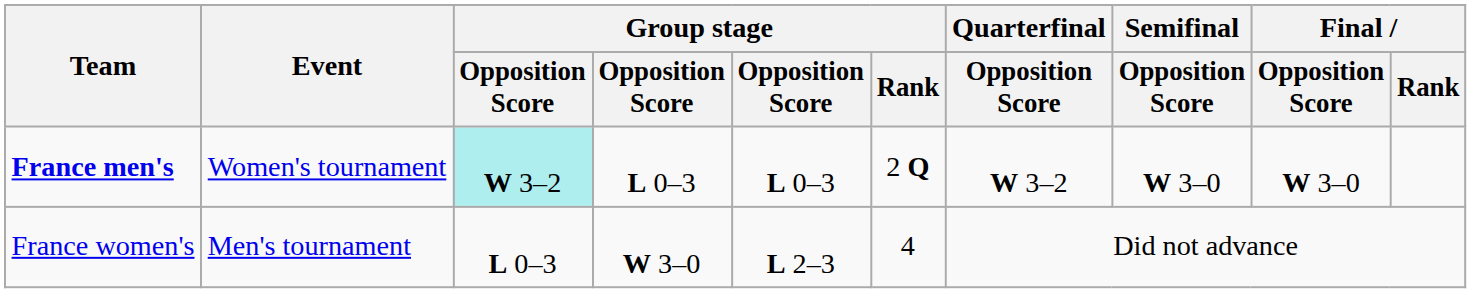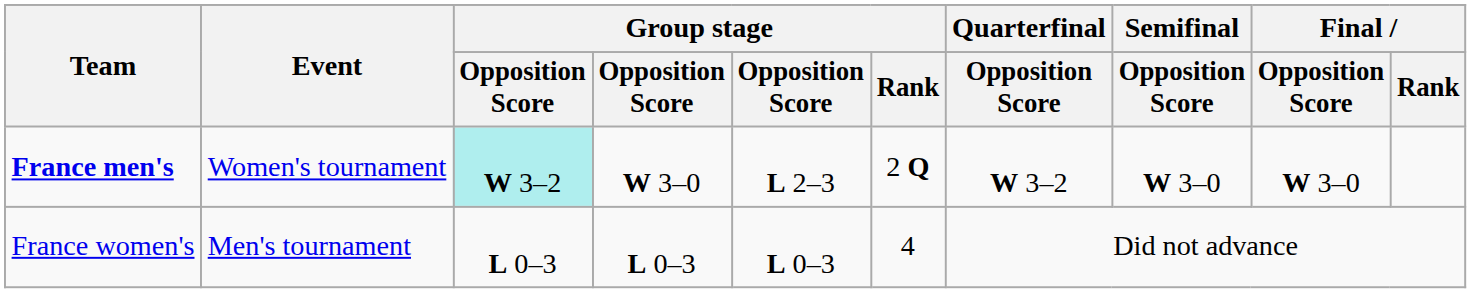(662, 183) L 0–3 -> (662, 183) W 3–0
(801, 183) L 0–3 -> (801, 183) L 2–3
(662, 263) W 3–0 -> (662, 263) L 0–3
(801, 263) L 2–3 -> (801, 263) L 0–3
